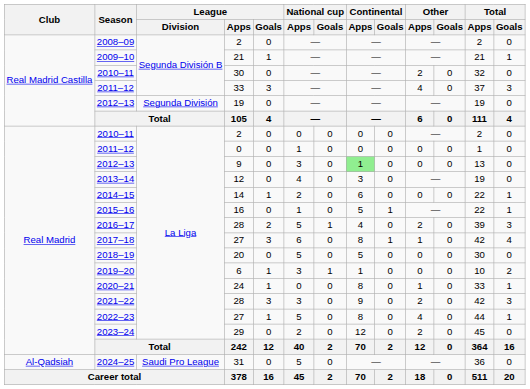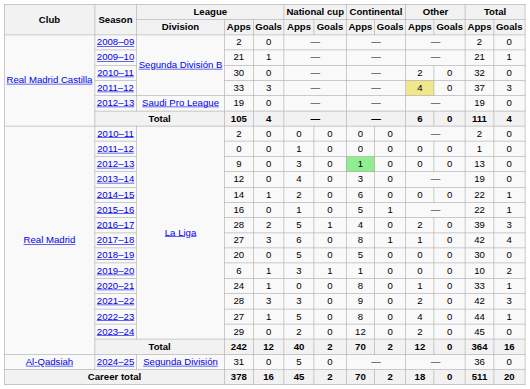(420, 88) no background -> (420, 88) khaki background
(181, 103) Segunda División -> (181, 103) Saudi Pro League
(181, 362) Saudi Pro League -> (181, 362) Segunda División
